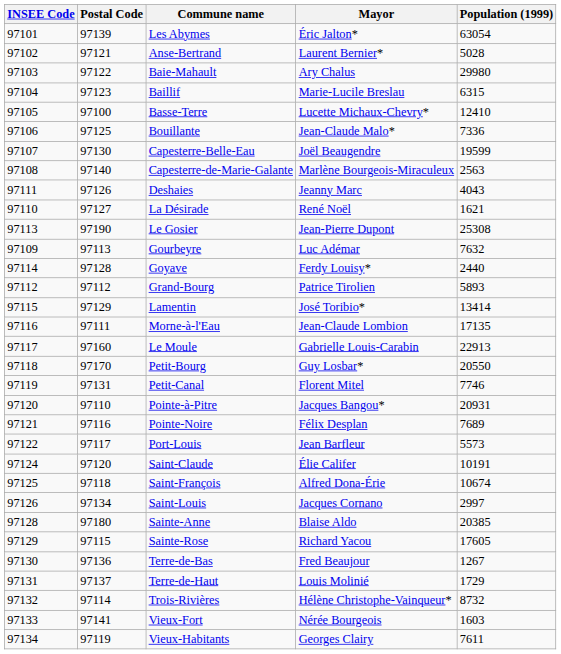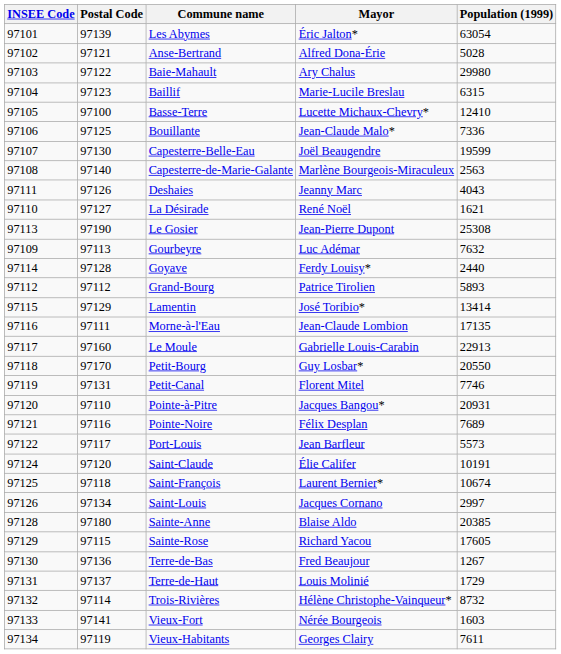(341, 53) Laurent Bernier* -> (342, 53) Alfred Dona-Érie
(342, 483) Alfred Dona-Érie -> (341, 483) Laurent Bernier*
